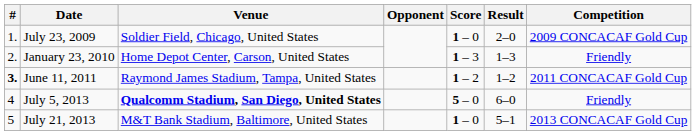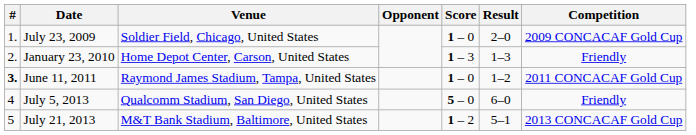(466, 78) 1 – 2 -> (461, 78) 1 – 0
(251, 99) bold -> (244, 99) normal
(466, 120) 1 – 0 -> (461, 120) 1 – 2
